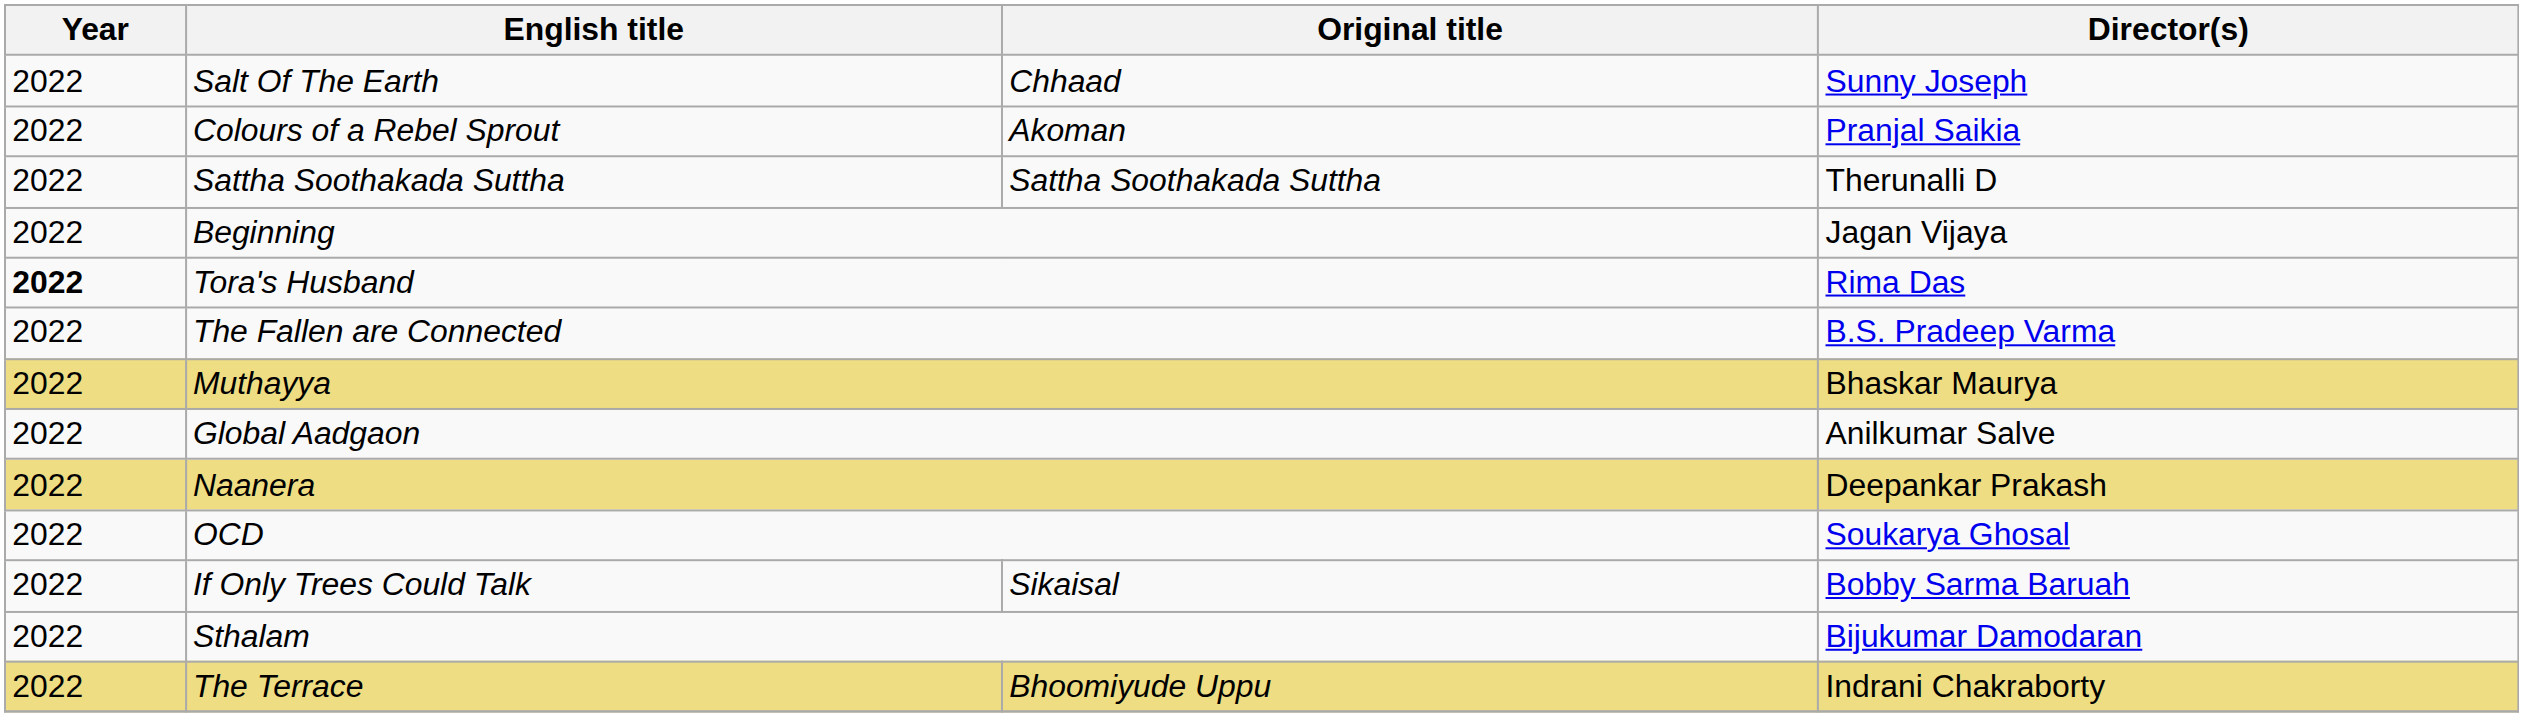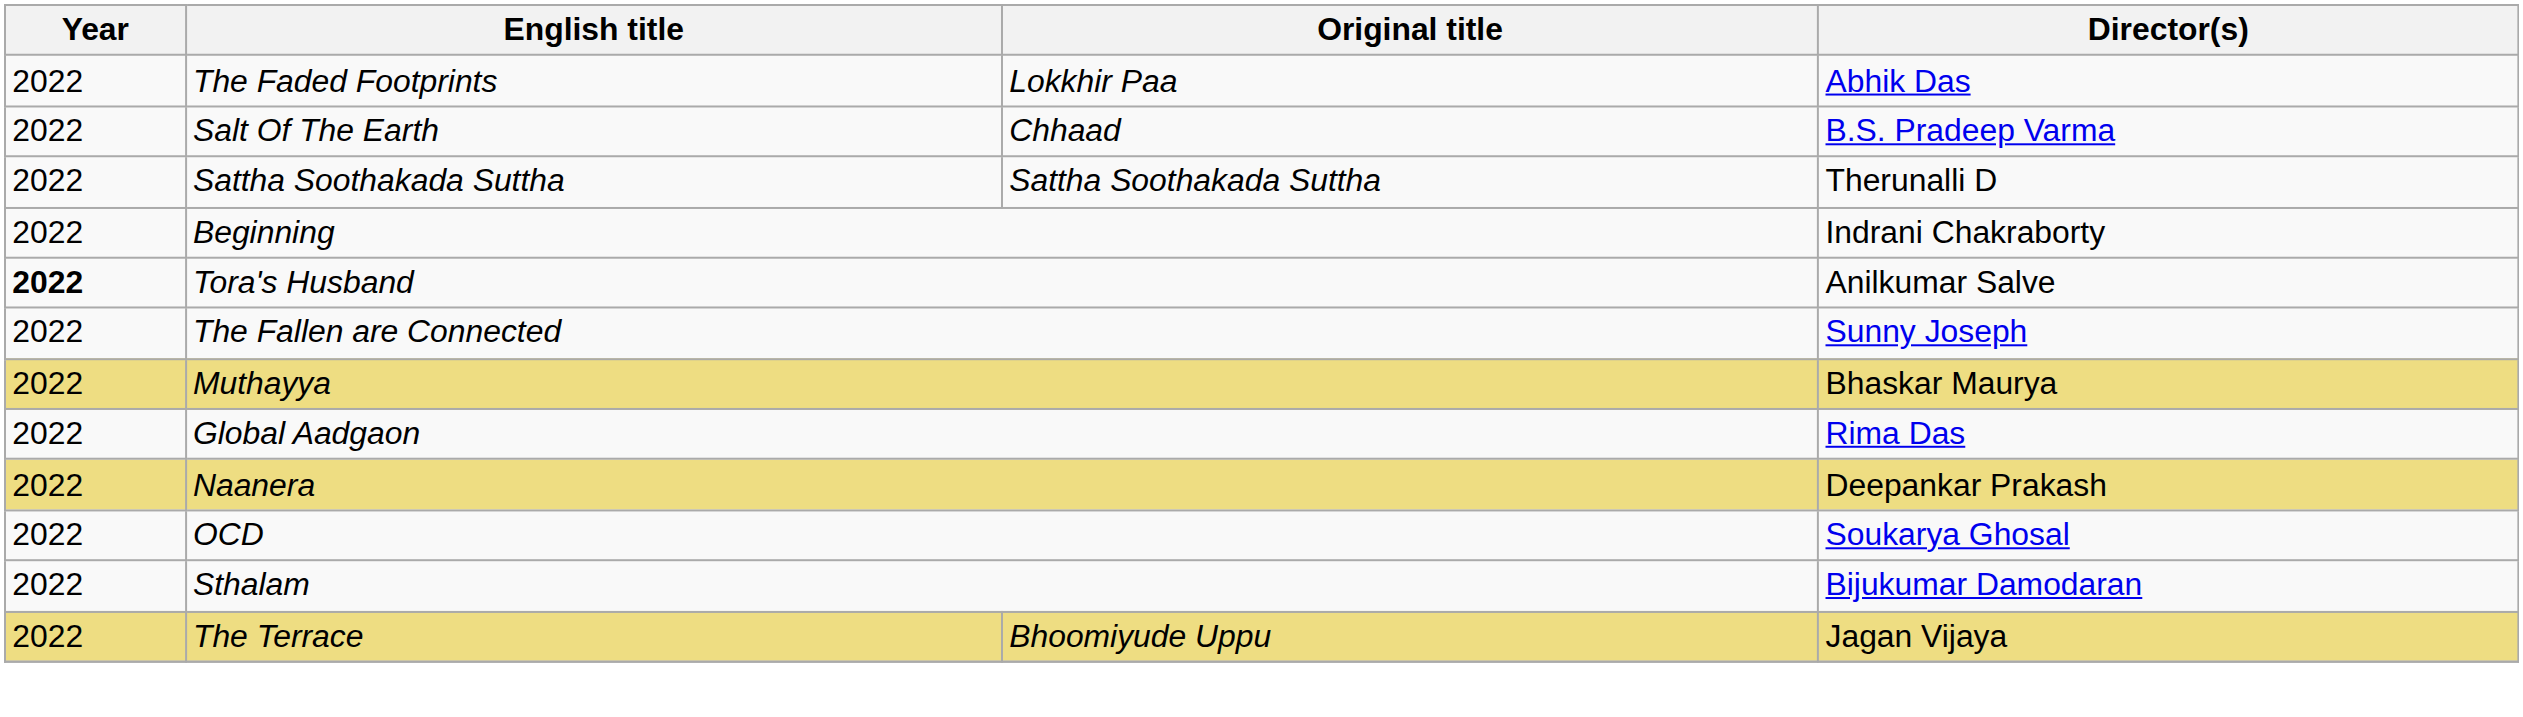+ row: (345, 80)
(1926, 80) Sunny Joseph -> (1970, 130) B.S. Pradeep Varma
- row: (376, 130)
(1916, 231) Jagan Vijaya -> (1965, 231) Indrani Chakraborty
(1895, 282) Rima Das -> (1941, 282) Anilkumar Salve
(1970, 332) B.S. Pradeep Varma -> (1926, 332) Sunny Joseph
(1941, 433) Anilkumar Salve -> (1895, 433) Rima Das
- row: (362, 585)
(1965, 686) Indrani Chakraborty -> (1916, 635) Jagan Vijaya
